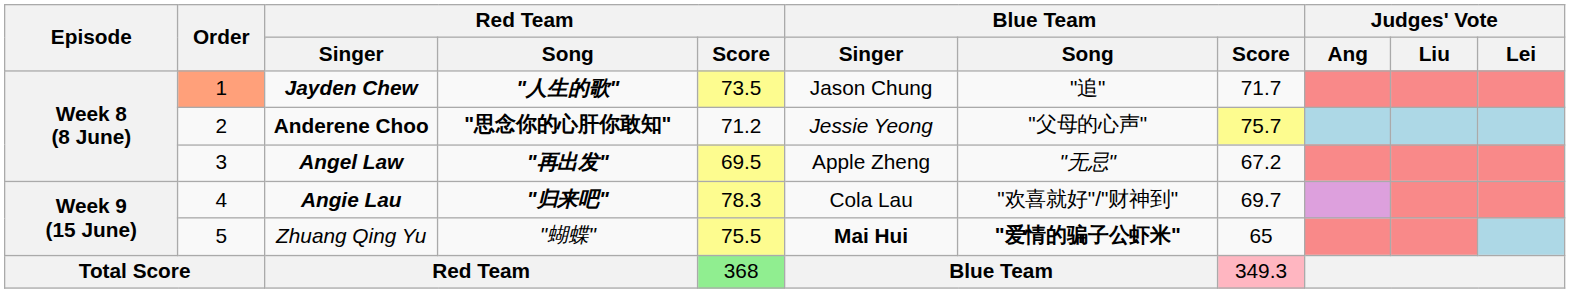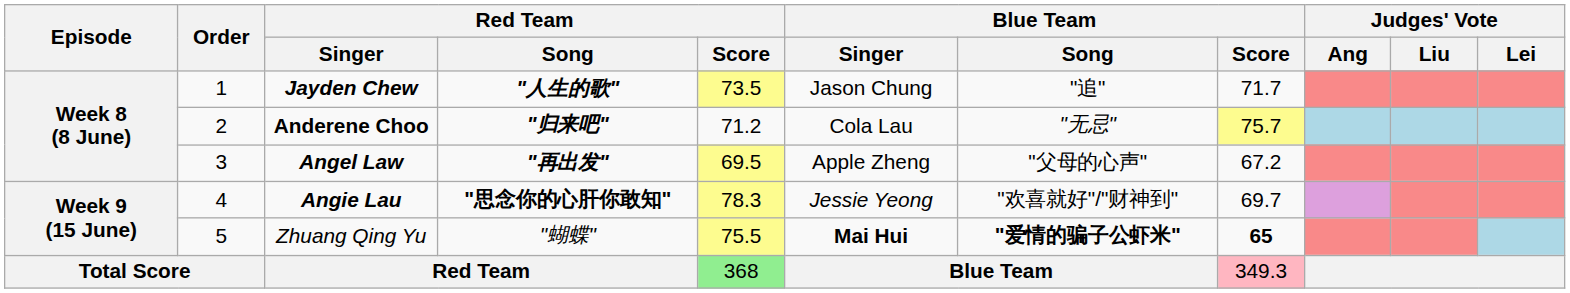(221, 88) lightsalmon background -> (221, 88) no background
(568, 125) "思念你的心肝你敢知" -> (568, 125) "归来吧"
(871, 125) Jessie Yeong -> (871, 125) Cola Lau
(1088, 125) "父母的心声" -> (1088, 125) "无忌"
(1088, 162) "无忌" -> (1088, 162) "父母的心声"
(568, 198) "归来吧" -> (568, 198) "思念你的心肝你敢知"
(871, 199) Cola Lau -> (871, 199) Jessie Yeong
(1261, 236) normal -> (1261, 236) bold
